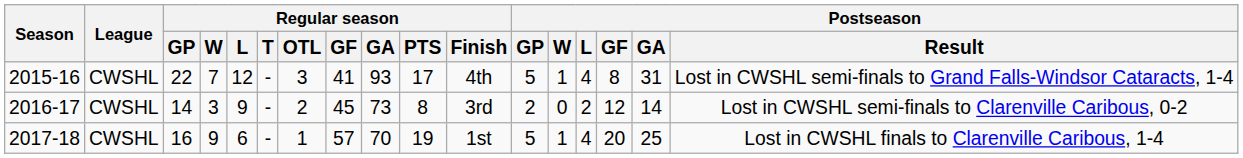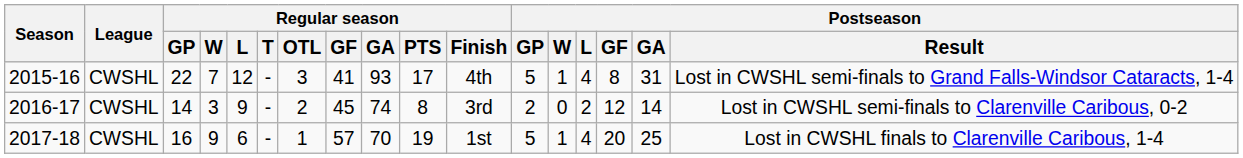(381, 108) 73 -> (381, 108) 74
